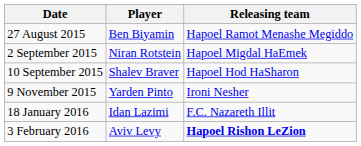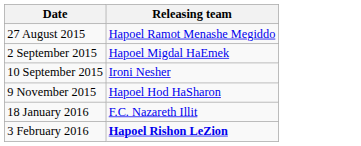- column: (145, 14)
(243, 72) Hapoel Hod HaSharon -> (140, 72) Ironi Nesher
(218, 92) Ironi Nesher -> (165, 92) Hapoel Hod HaSharon
